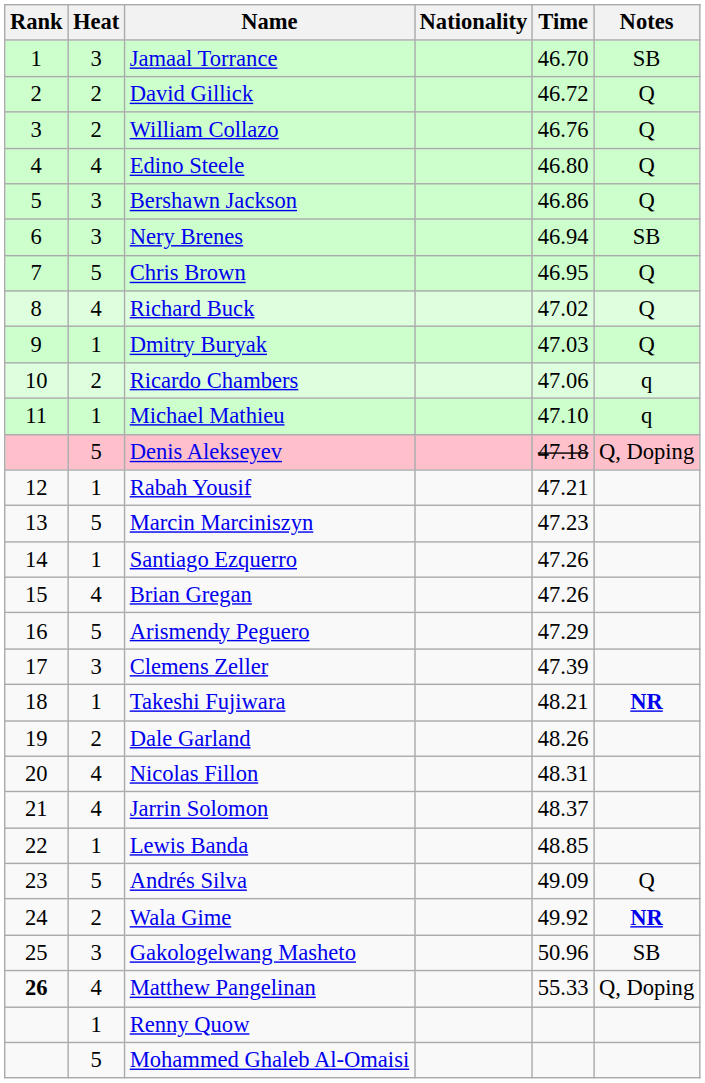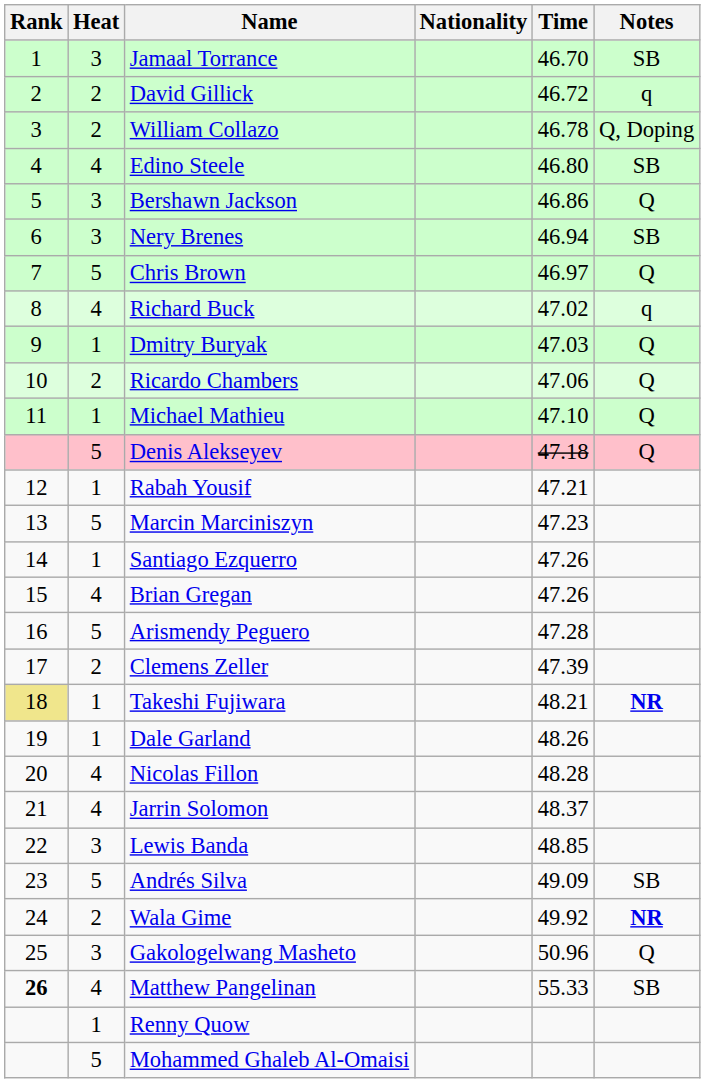(647, 93) Q -> (647, 93) q
(563, 129) 46.76 -> (563, 129) 46.78
(647, 129) Q -> (647, 129) Q, Doping
(647, 165) Q -> (647, 165) SB
(563, 272) 46.95 -> (563, 272) 46.97
(647, 308) Q -> (647, 308) q
(647, 380) q -> (647, 380) Q
(647, 415) q -> (647, 415) Q
(647, 451) Q, Doping -> (647, 451) Q
(563, 630) 47.29 -> (563, 630) 47.28
(96, 666) 3 -> (96, 666) 2
(36, 702) no background -> (36, 702) khaki background
(96, 737) 2 -> (96, 737) 1
(563, 773) 48.31 -> (563, 773) 48.28
(96, 845) 1 -> (96, 845) 3
(647, 881) Q -> (647, 881) SB
(647, 952) SB -> (647, 952) Q
(647, 988) Q, Doping -> (647, 988) SB
